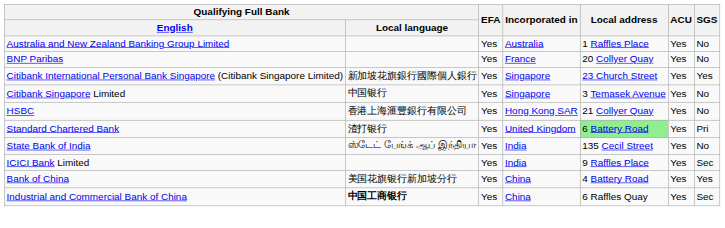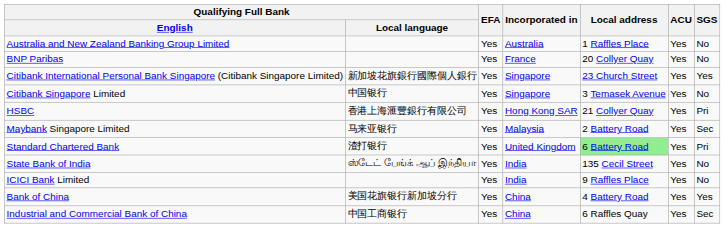(703, 111) No -> (702, 111) Pri
+ row: (68, 129)
(705, 162) Sec -> (703, 180) No
(377, 196) bold -> (377, 214) normal
